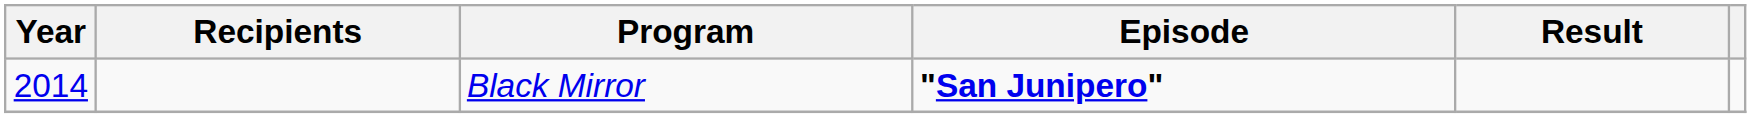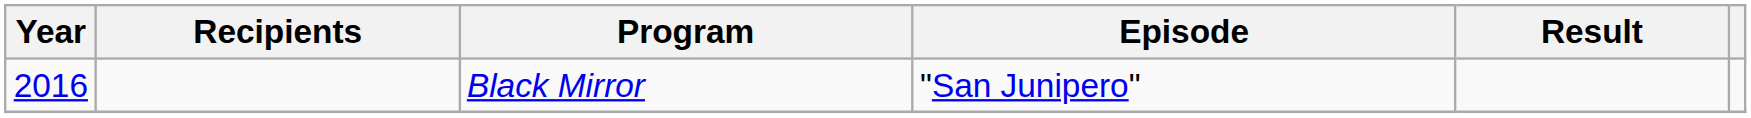(51, 85) 2014 -> (51, 85) 2016
(1042, 85) bold -> (1030, 85) normal
